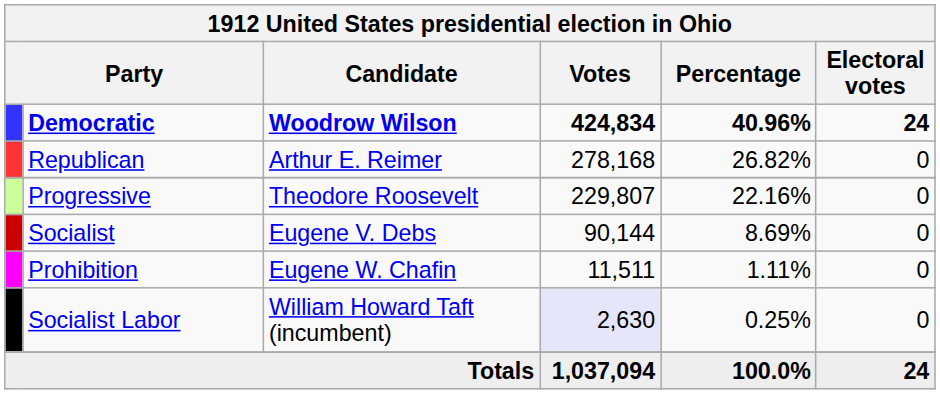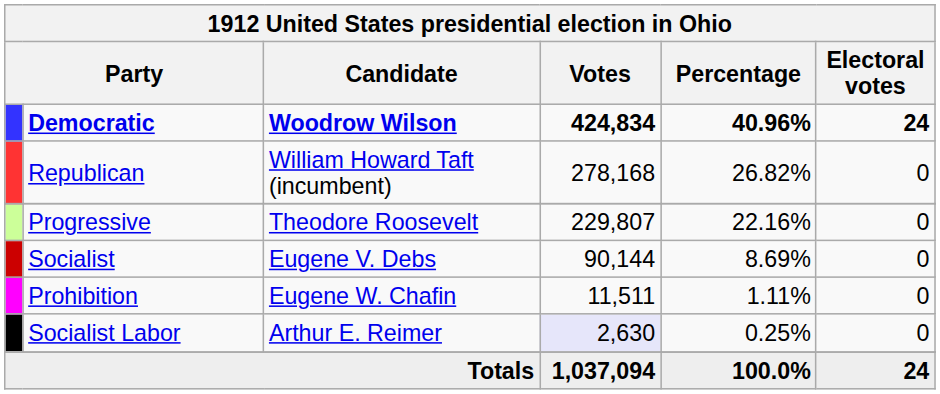(355, 160) Arthur E. Reimer -> (371, 173) William Howard Taft (incumbent)
(371, 320) William Howard Taft (incumbent) -> (355, 333) Arthur E. Reimer
